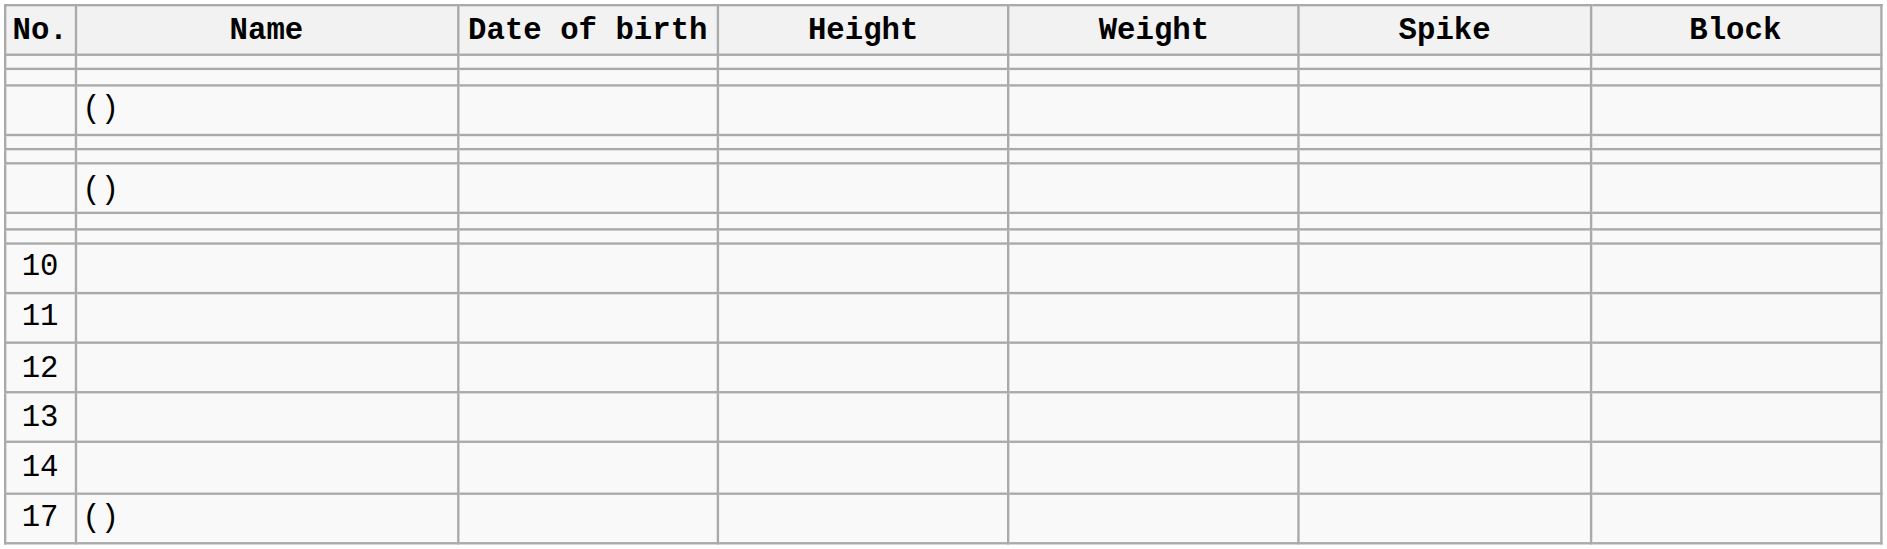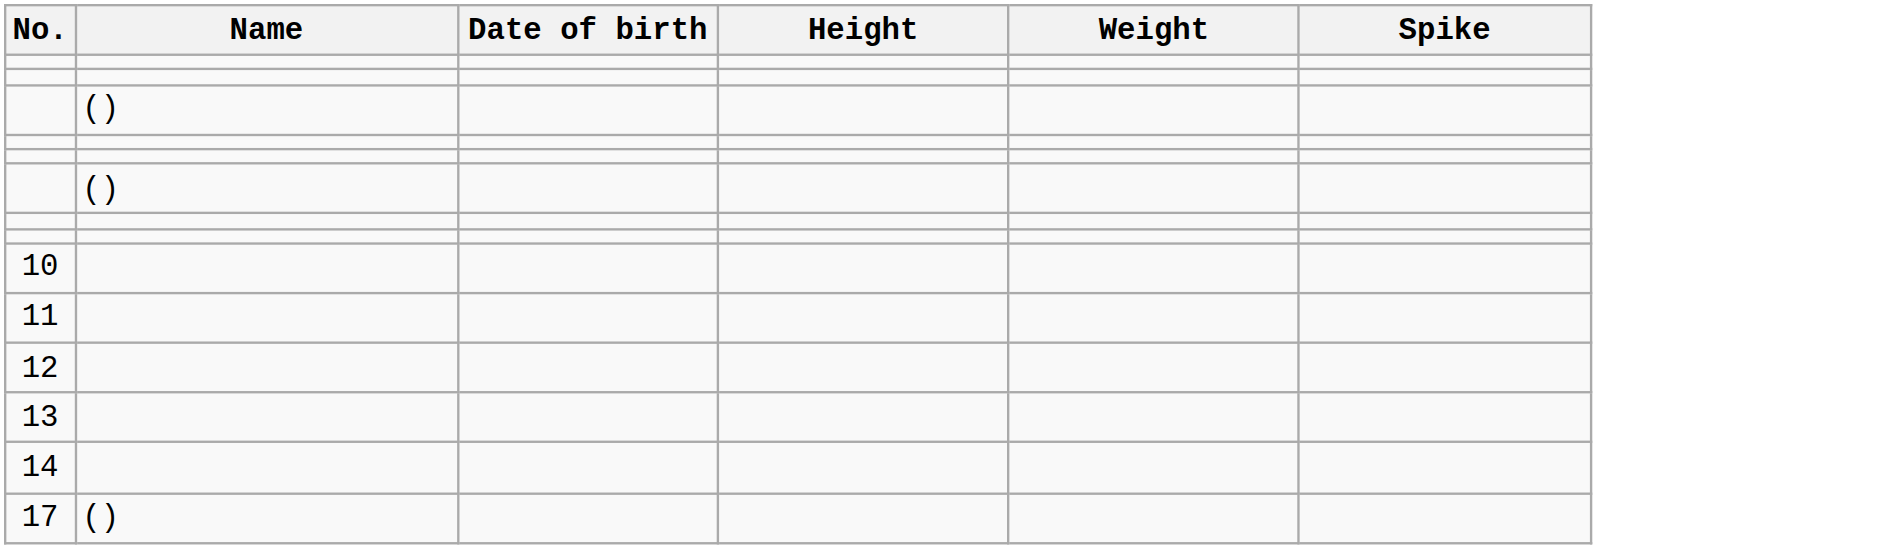- column: (1735, 30)
